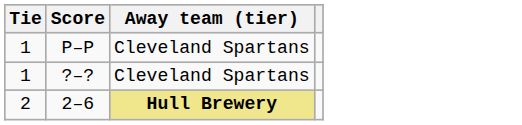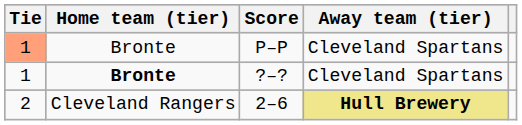+ column: (143, 19)
(26, 48) no background -> (26, 48) lightsalmon background
